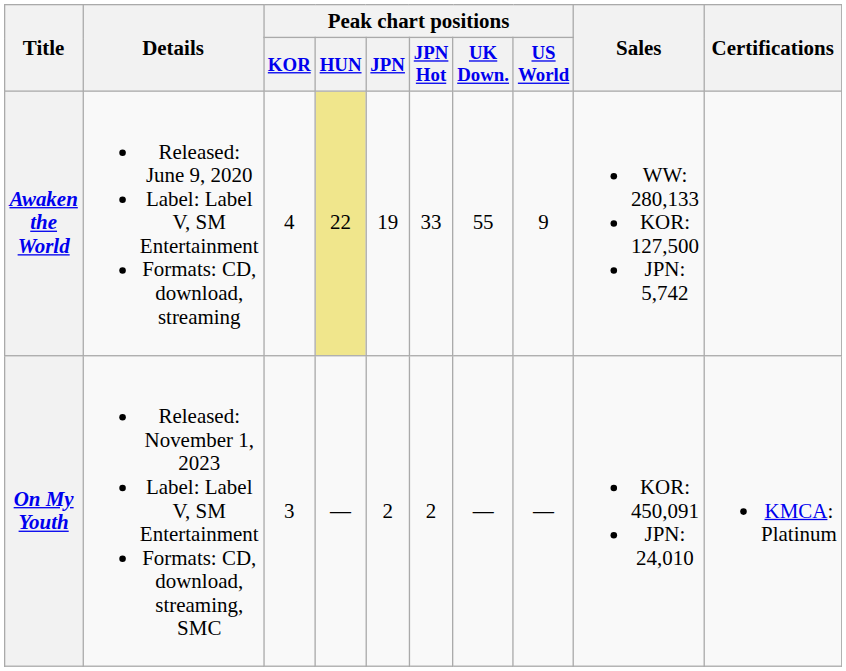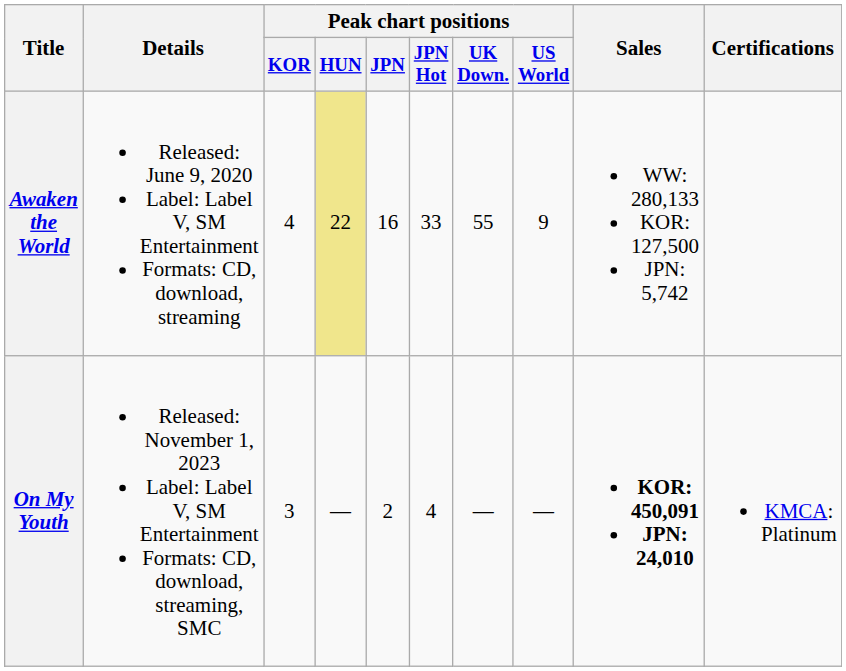(388, 223) 19 -> (388, 223) 16
(431, 510) 2 -> (431, 510) 4
(639, 522) normal -> (639, 522) bold
